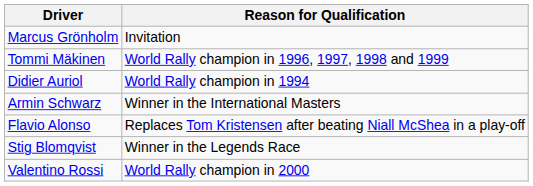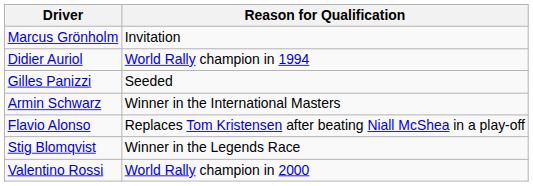- row: (56, 59)
+ row: (49, 81)
